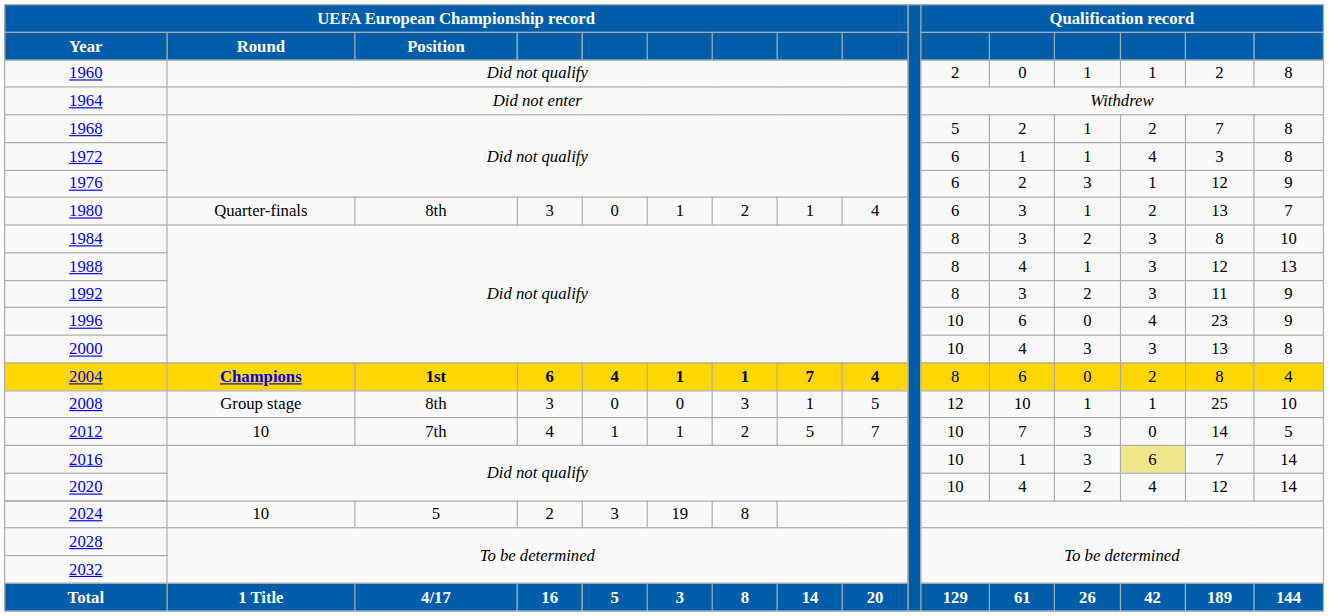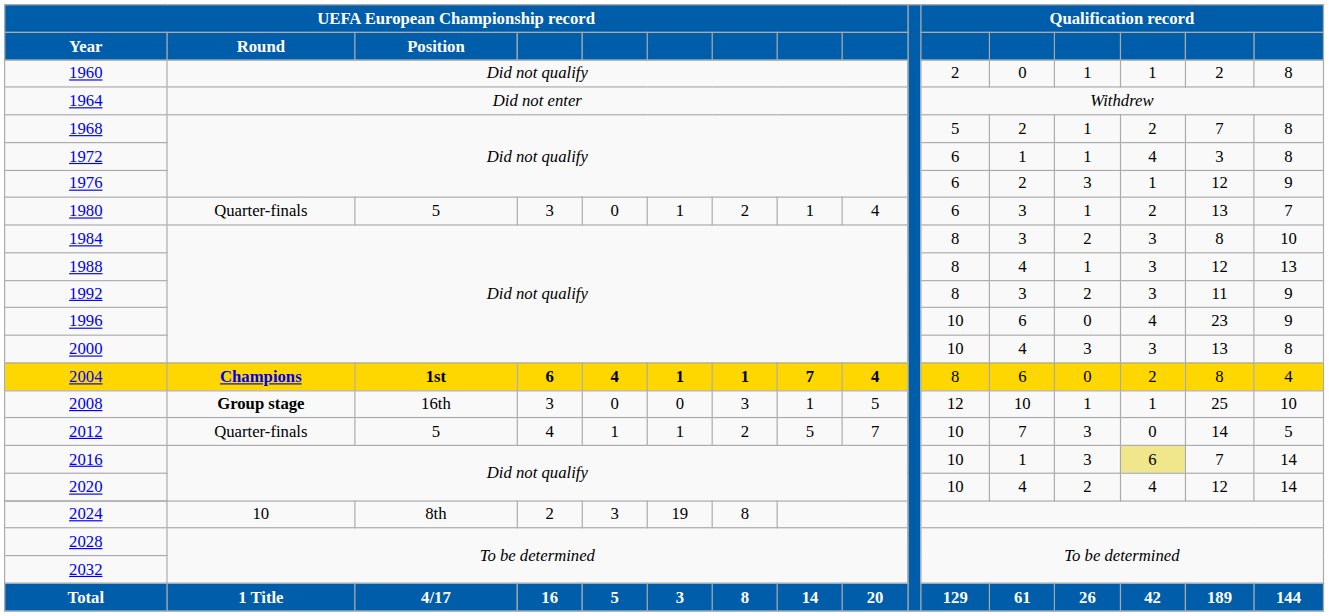(436, 211) 8th -> (436, 211) 5
(261, 404) normal -> (261, 404) bold
(436, 404) 8th -> (436, 404) 16th
(261, 431) 10 -> (261, 431) Quarter-finals
(436, 431) 7th -> (436, 431) 5
(436, 514) 5 -> (436, 514) 8th
